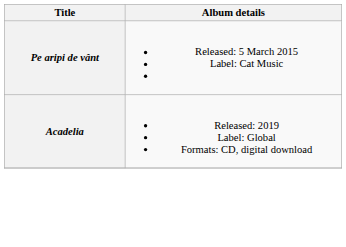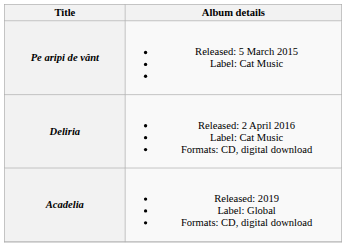+ row: (65, 131)
